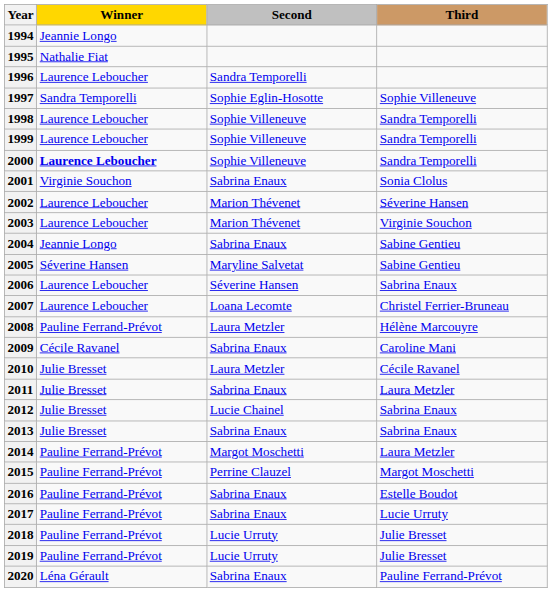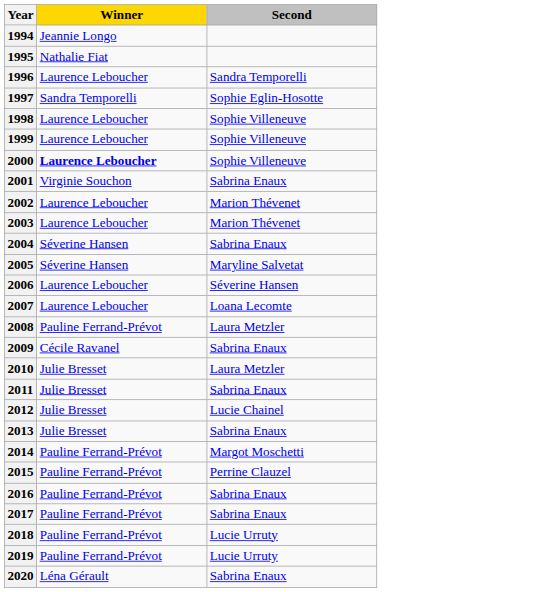- column: (462, 14)
(78, 243) Jeannie Longo -> (84, 243) Séverine Hansen
